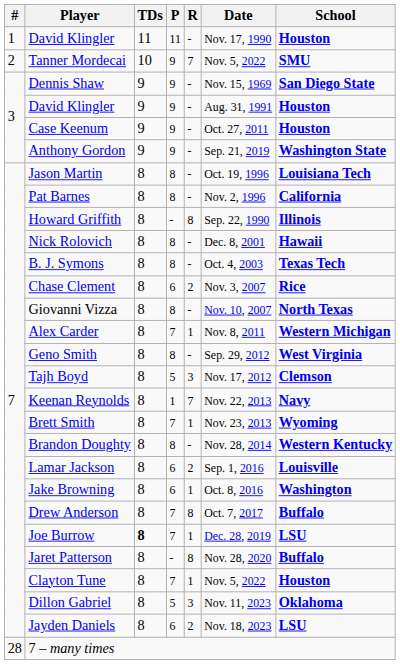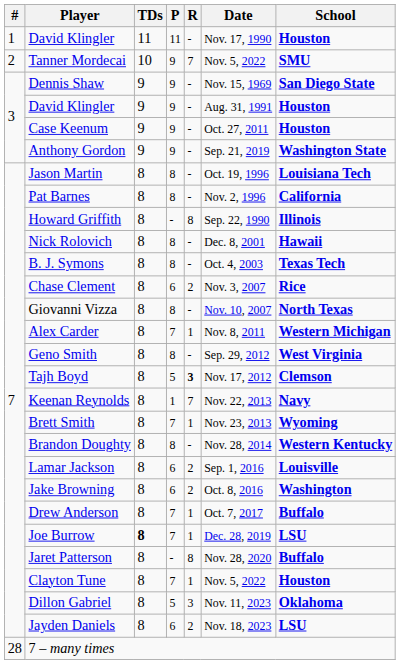(190, 378) normal -> (190, 377) bold
(190, 490) 1 -> (190, 490) 2
(190, 513) 8 -> (190, 513) 1
